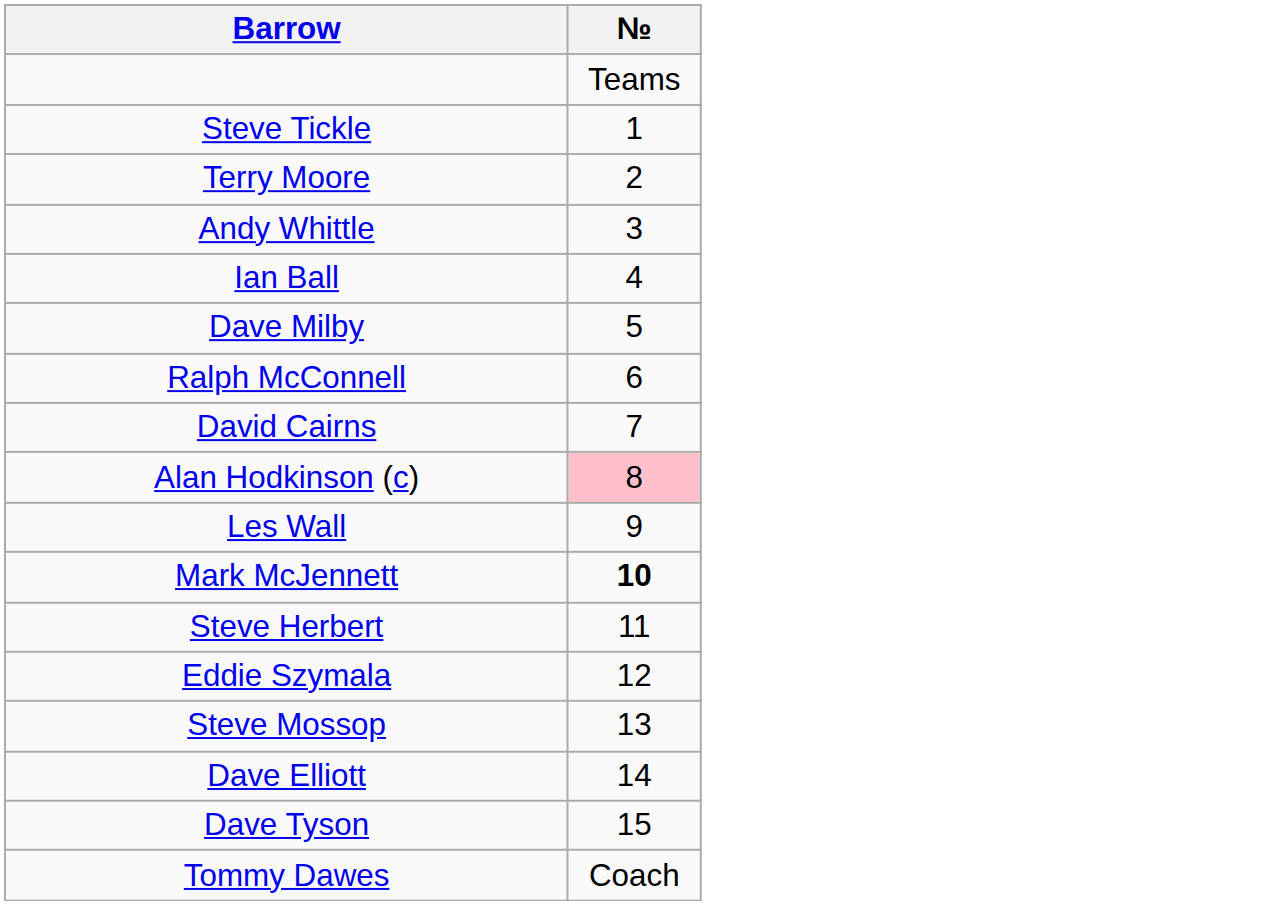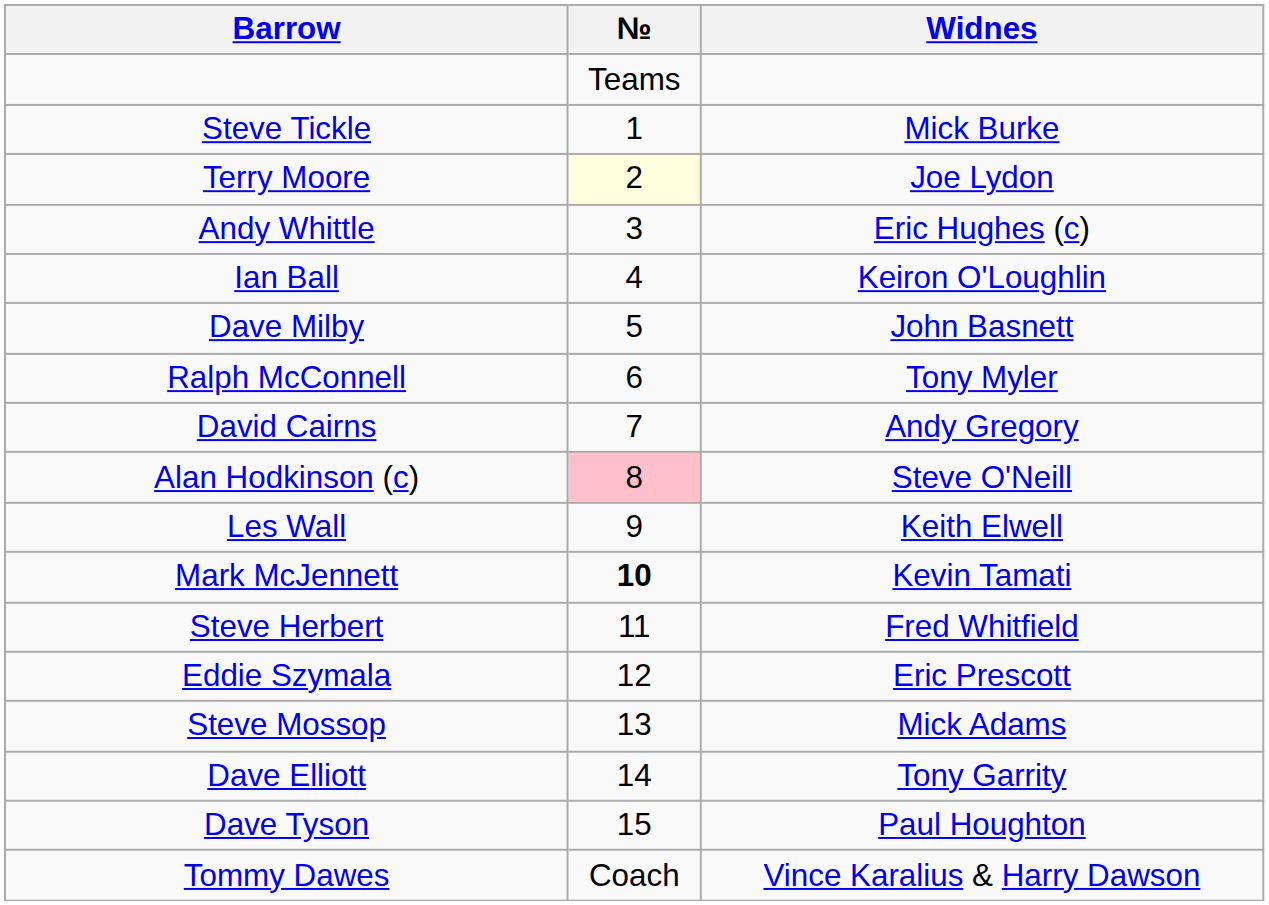+ column: (982, 29)
(634, 178) no background -> (634, 178) lightyellow background
